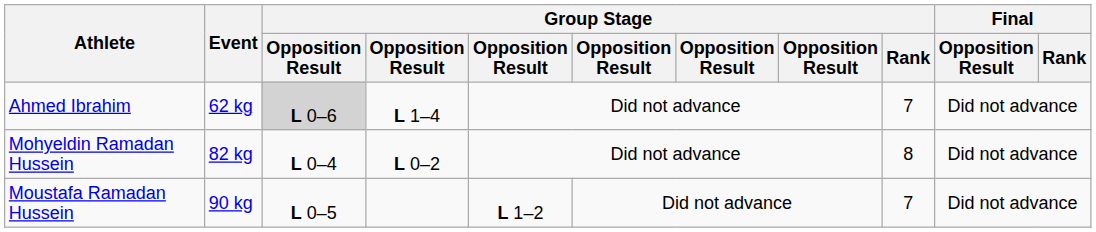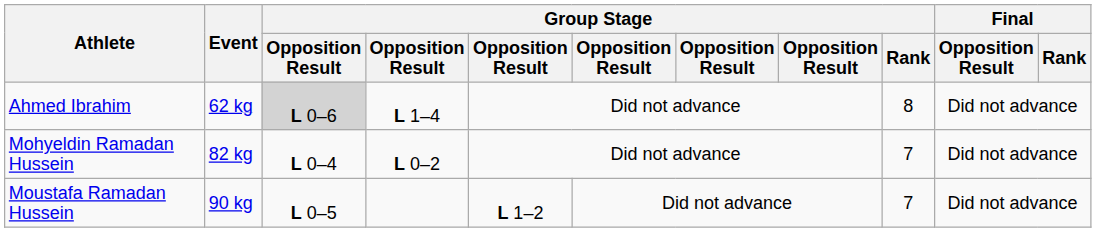(908, 106) 7 -> (908, 106) 8
(908, 155) 8 -> (908, 155) 7
